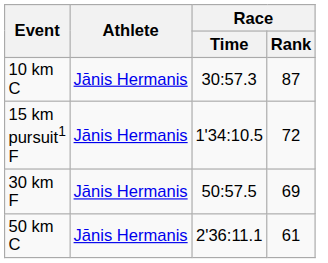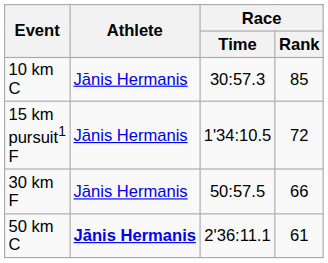(291, 80) 87 -> (299, 80) 85
(291, 191) 69 -> (299, 191) 66
(131, 236) normal -> (135, 236) bold
